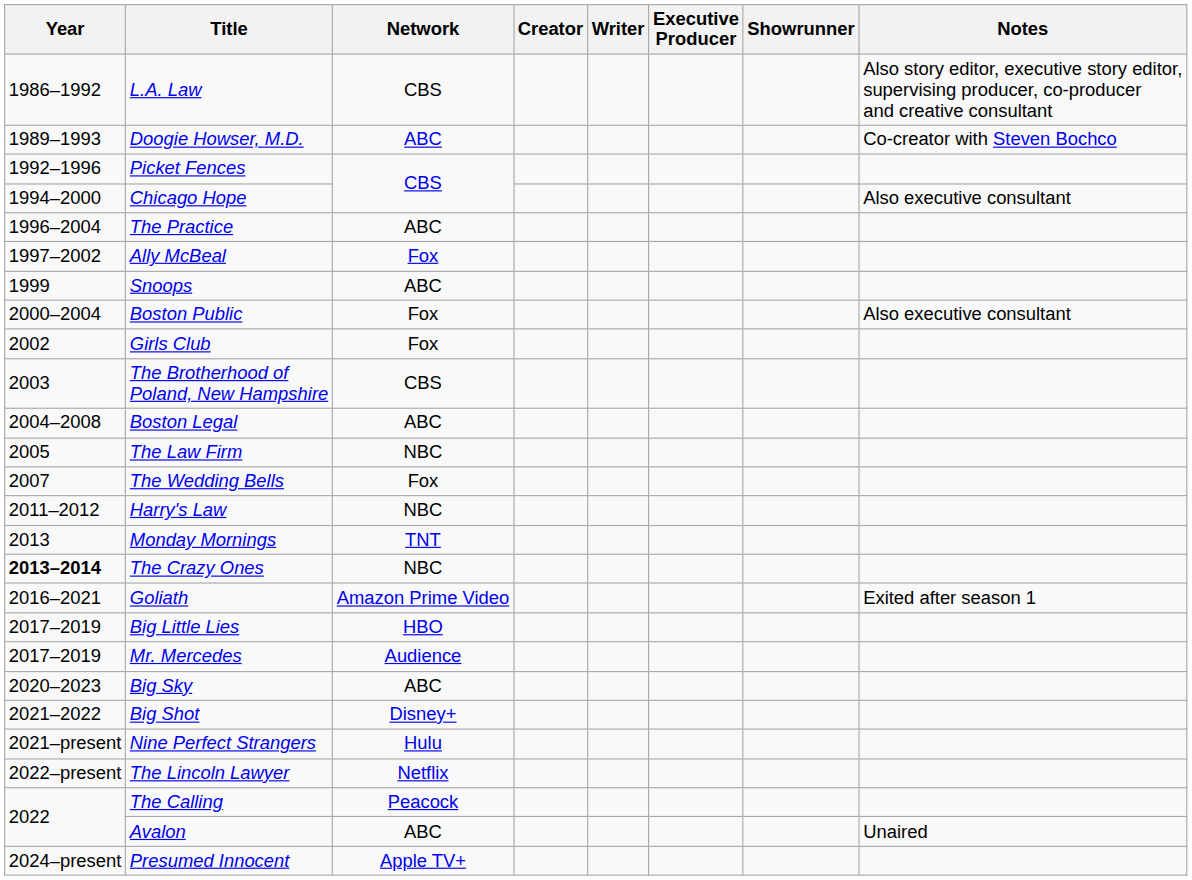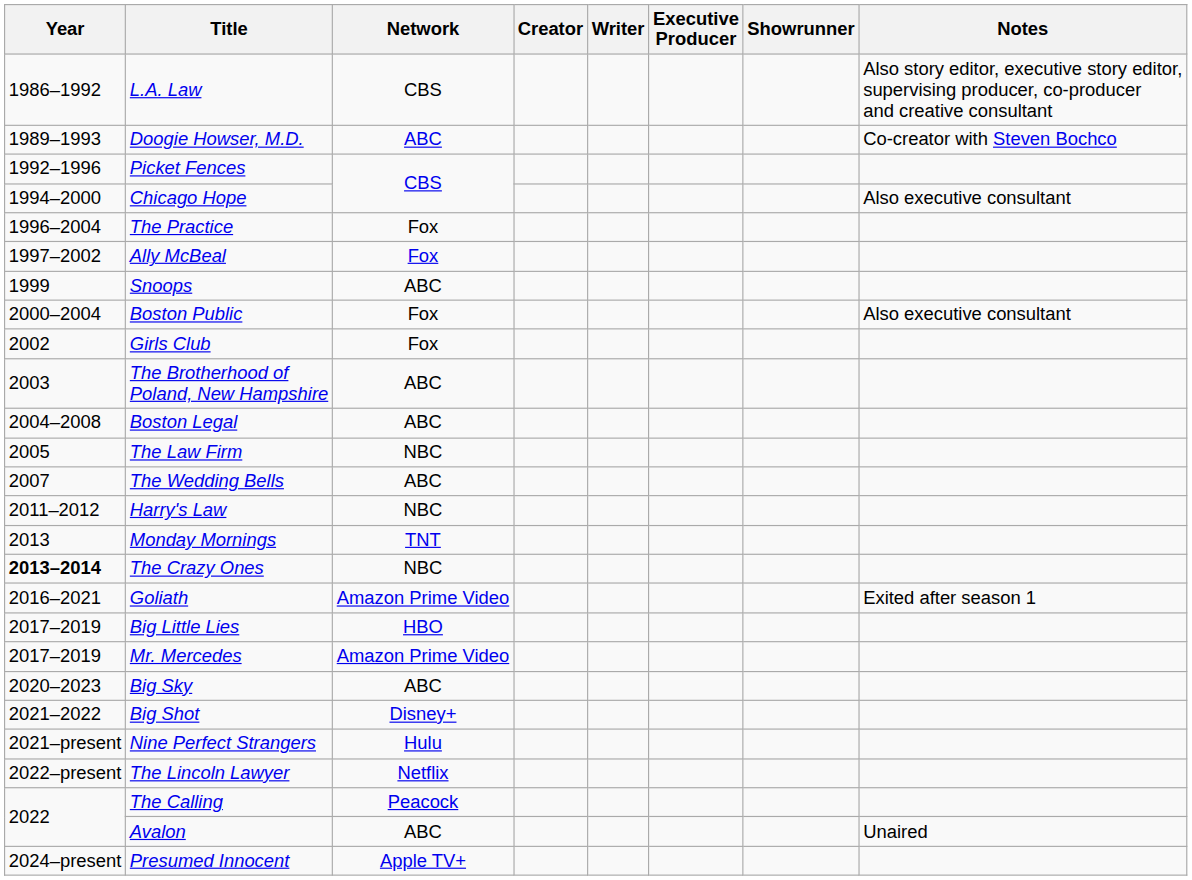(423, 227) ABC -> (423, 227) Fox
(423, 383) CBS -> (423, 383) ABC
(423, 481) Fox -> (423, 481) ABC
(423, 656) Audience -> (423, 656) Amazon Prime Video
